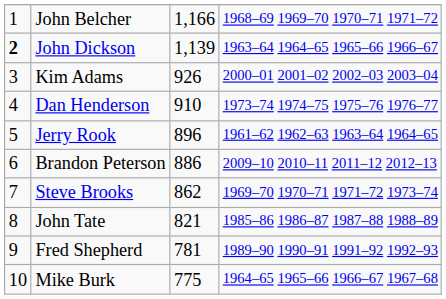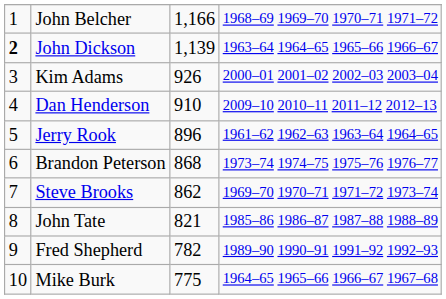(330, 105) 1973–74 1974–75 1975–76 1976–77 -> (330, 105) 2009–10 2010–11 2011–12 2012–13
(188, 163) 886 -> (188, 163) 868
(330, 163) 2009–10 2010–11 2011–12 2012–13 -> (330, 163) 1973–74 1974–75 1975–76 1976–77
(188, 250) 781 -> (188, 250) 782
